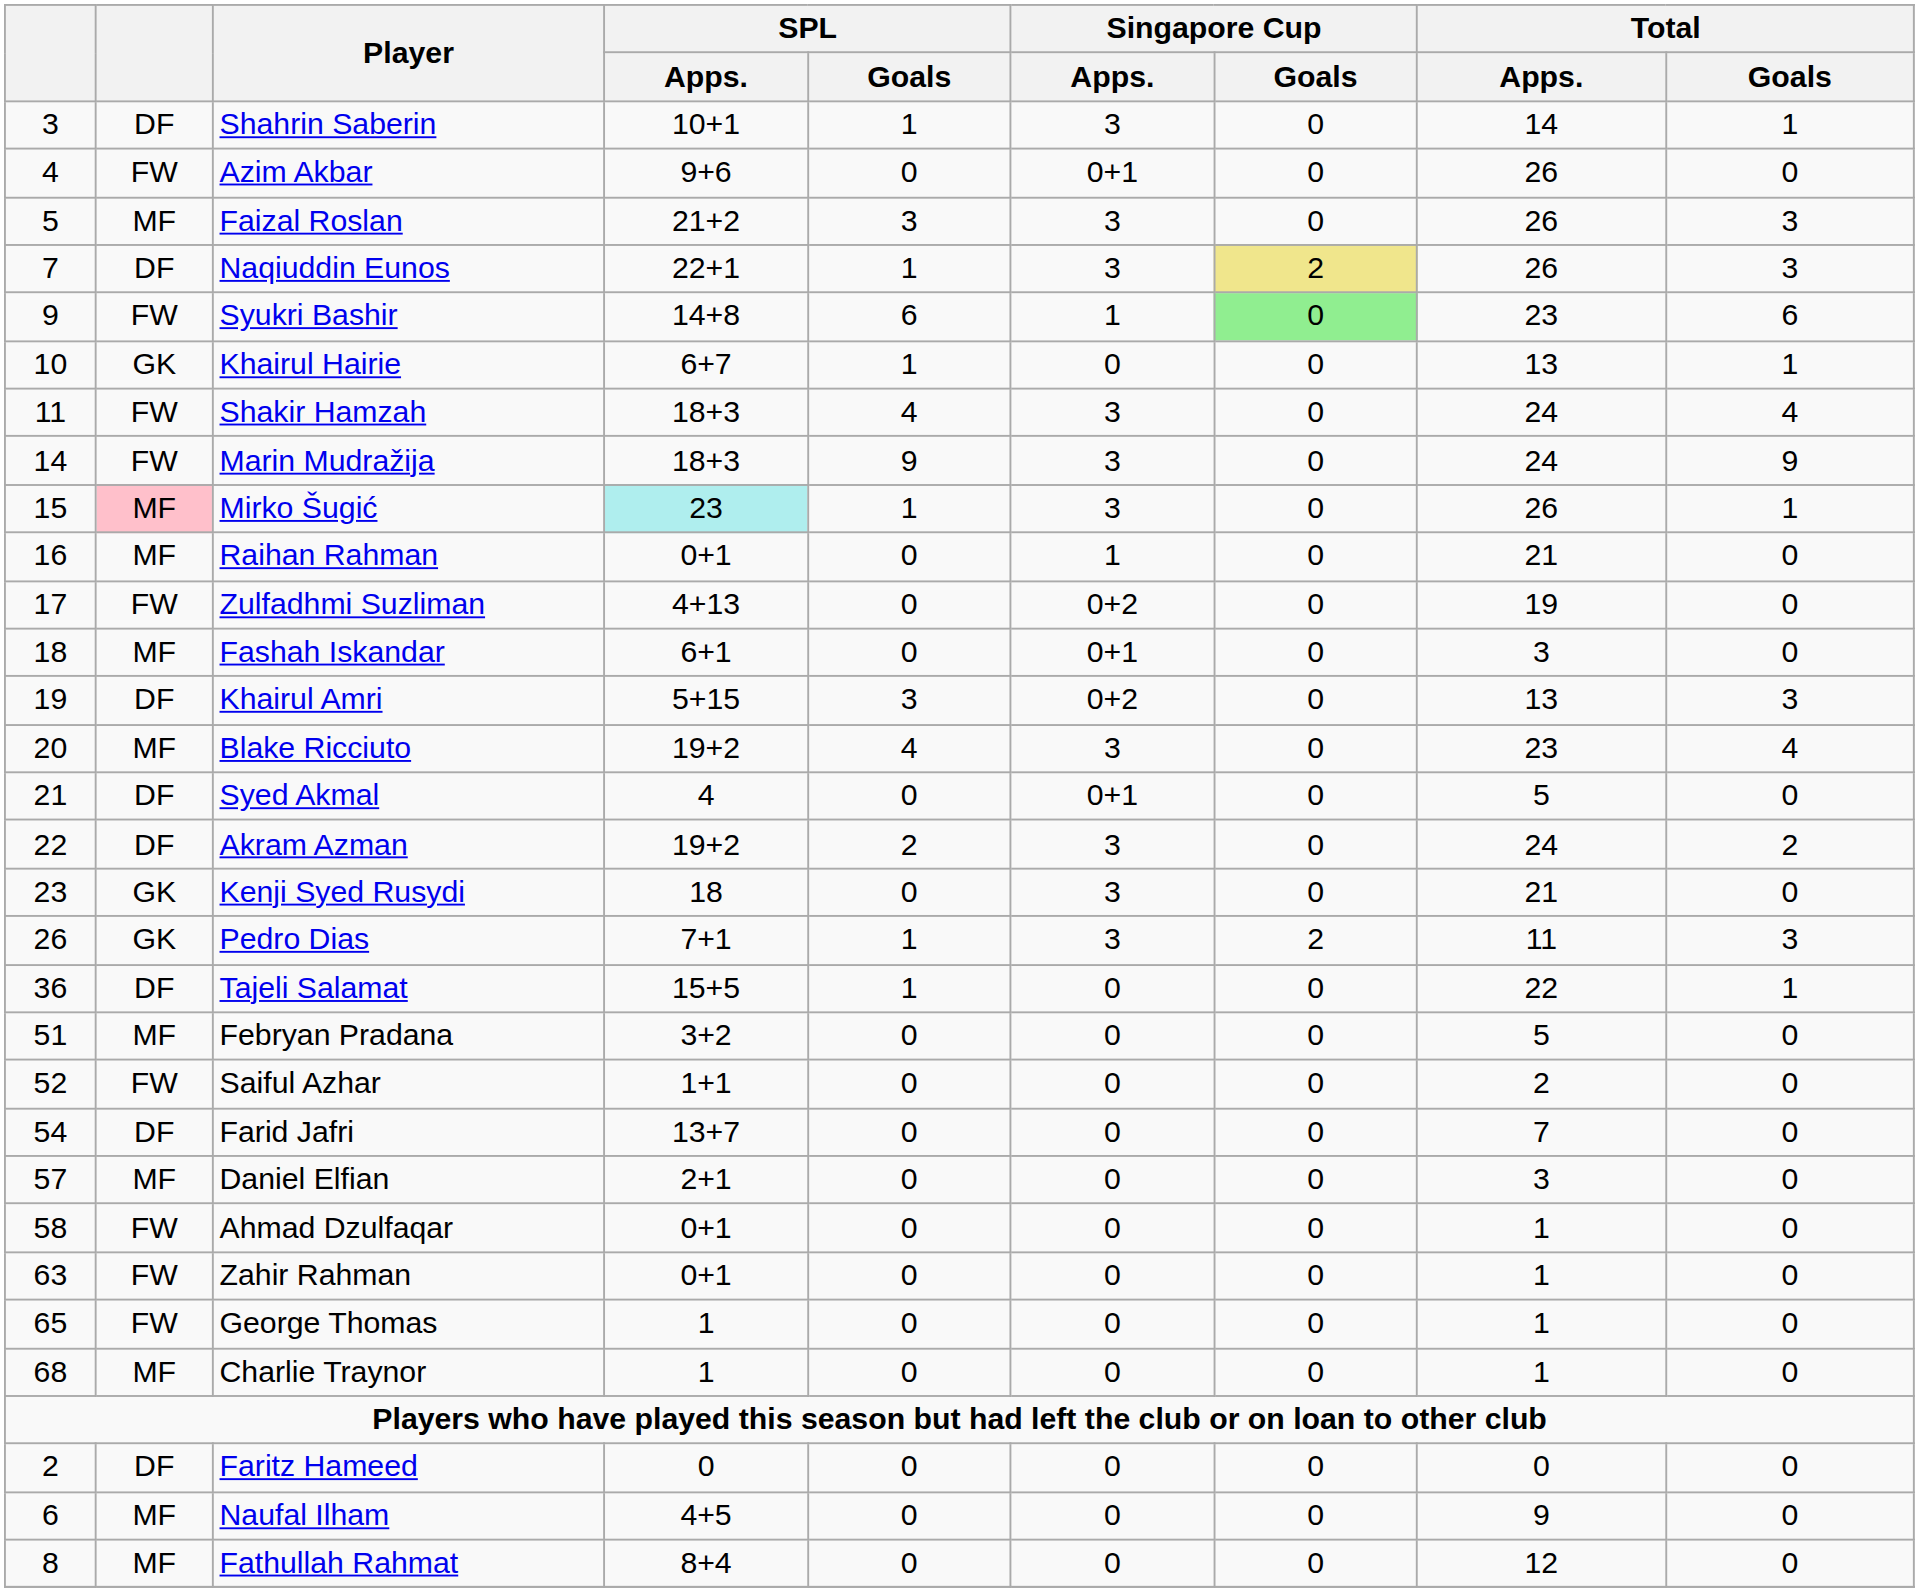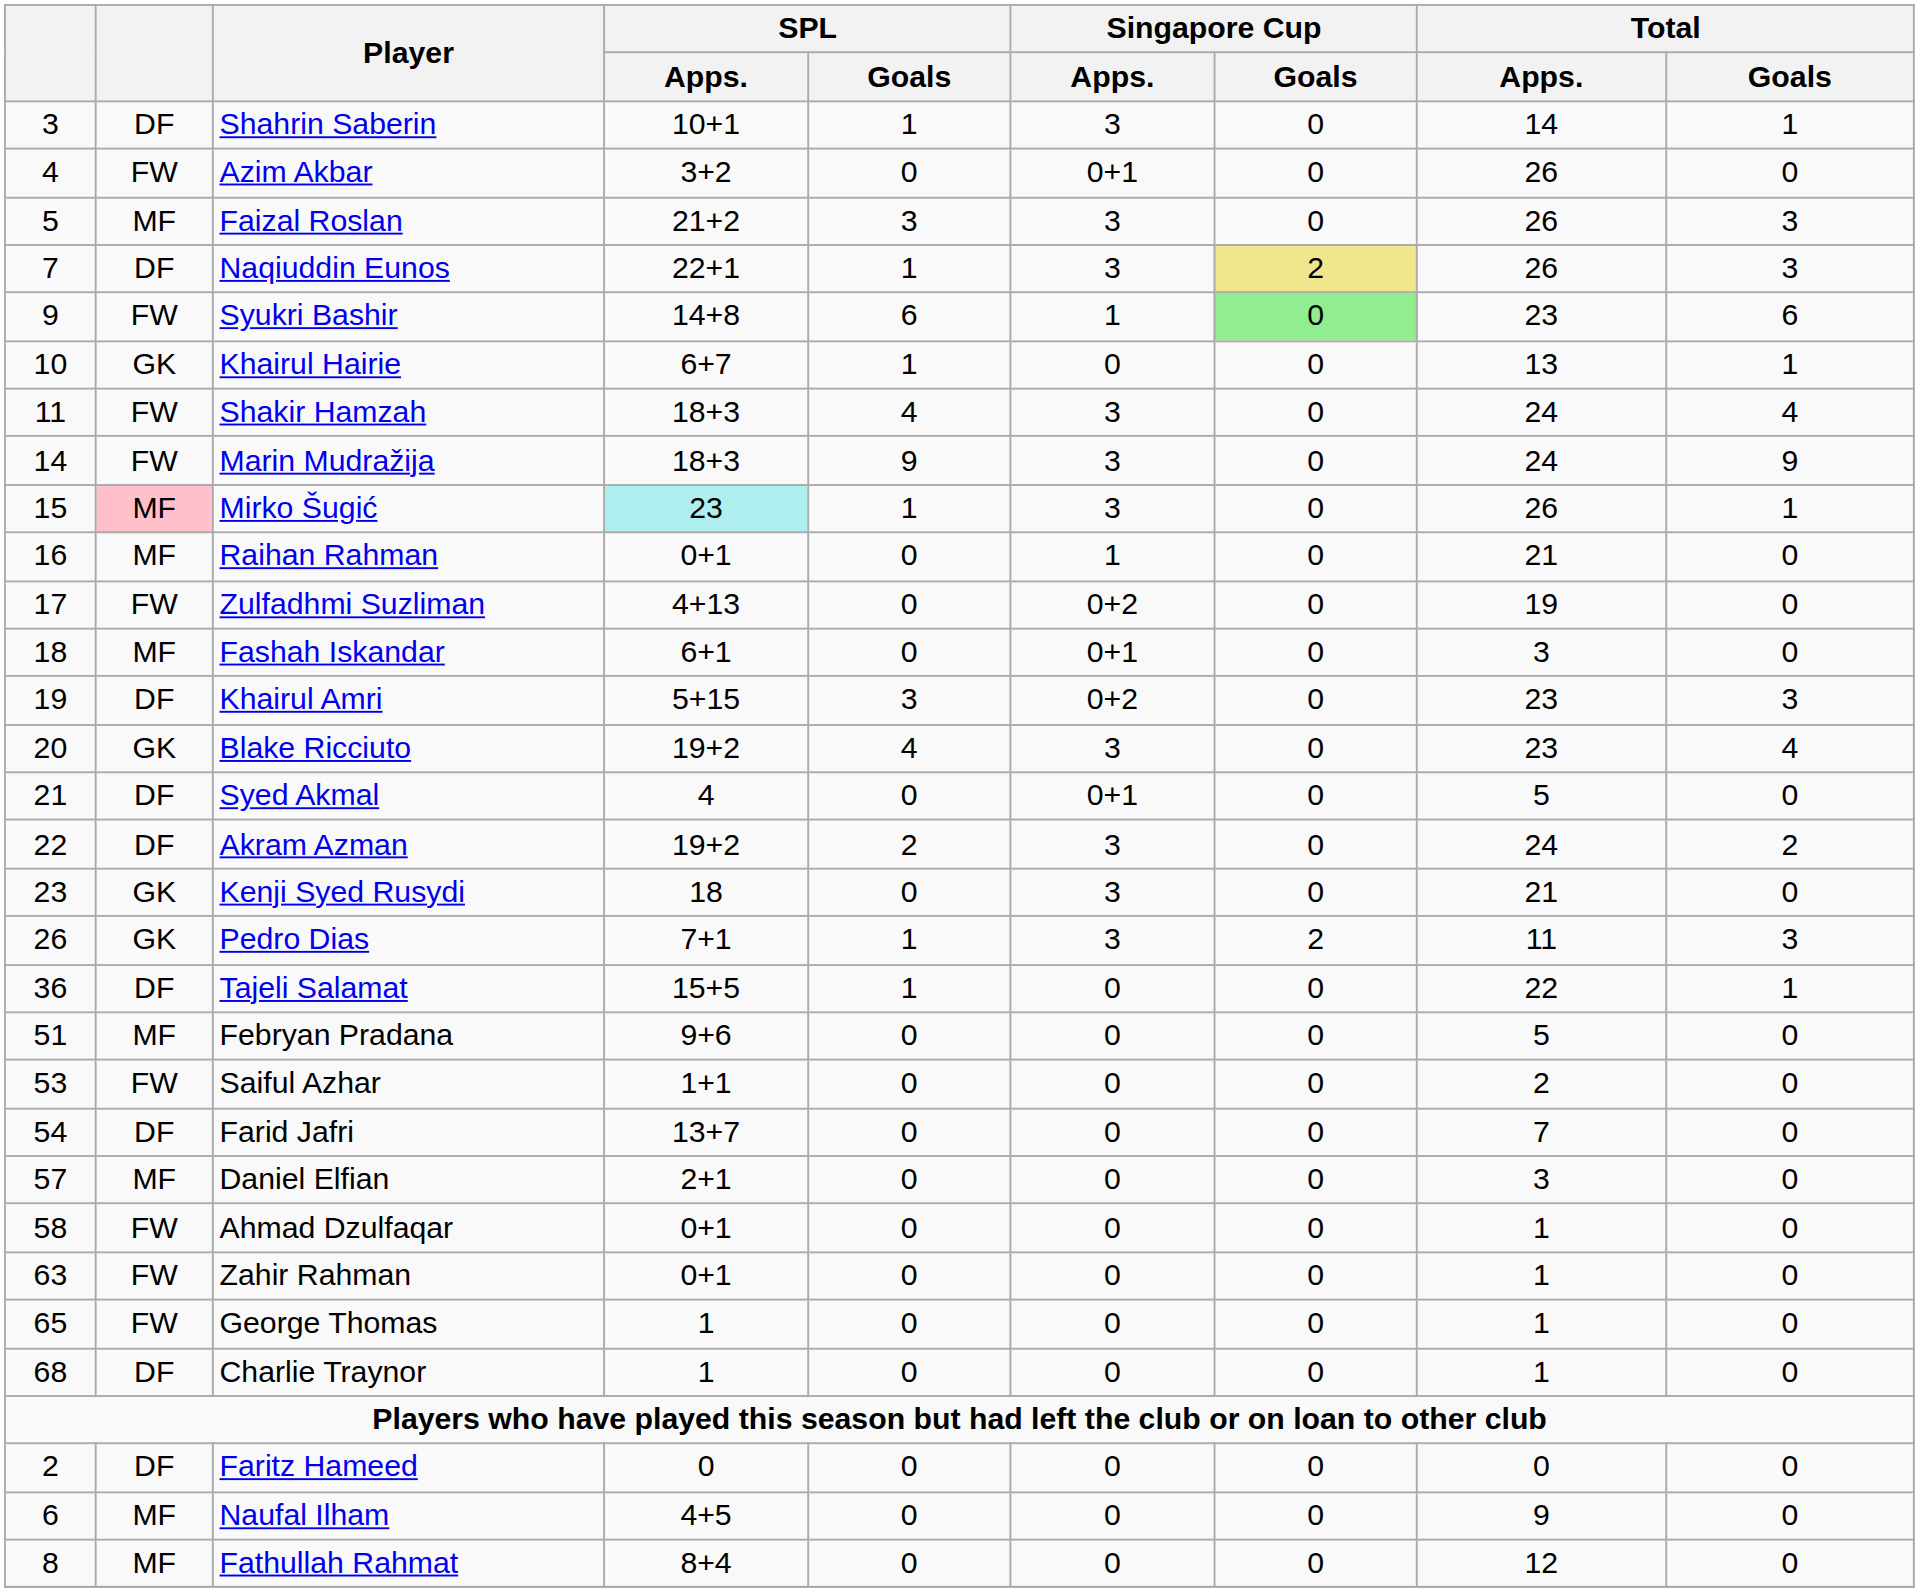(706, 172) 9+6 -> (706, 172) 3+2
(1541, 699) 13 -> (1541, 699) 23
(154, 747) MF -> (154, 747) GK
(706, 1035) 3+2 -> (706, 1035) 9+6
(50, 1083) 52 -> (50, 1083) 53
(154, 1371) MF -> (154, 1371) DF
